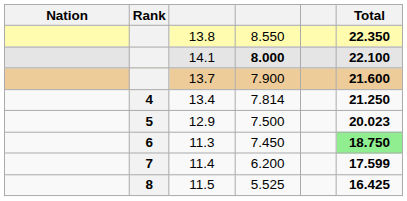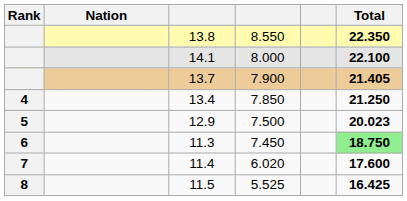columns swapped: (149, 15) <-> (67, 15)
(268, 57) bold -> (268, 57) normal
(369, 78) 21.600 -> (369, 78) 21.405
(268, 100) 7.814 -> (268, 100) 7.850
(268, 163) 6.200 -> (268, 163) 6.020
(369, 163) 17.599 -> (369, 163) 17.600
